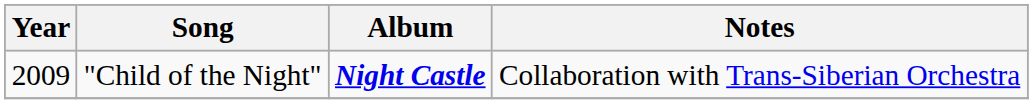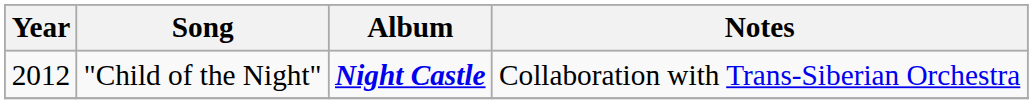(41, 74) 2009 -> (41, 74) 2012
